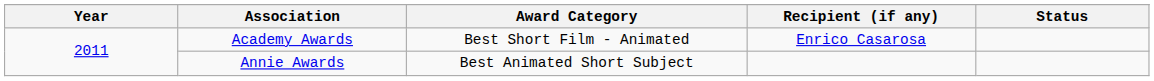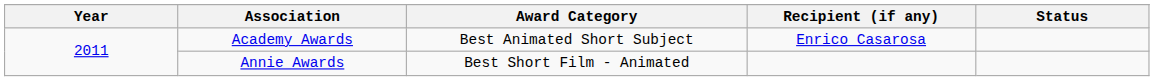(577, 40) Best Short Film - Animated -> (577, 40) Best Animated Short Subject
(577, 63) Best Animated Short Subject -> (577, 63) Best Short Film - Animated
